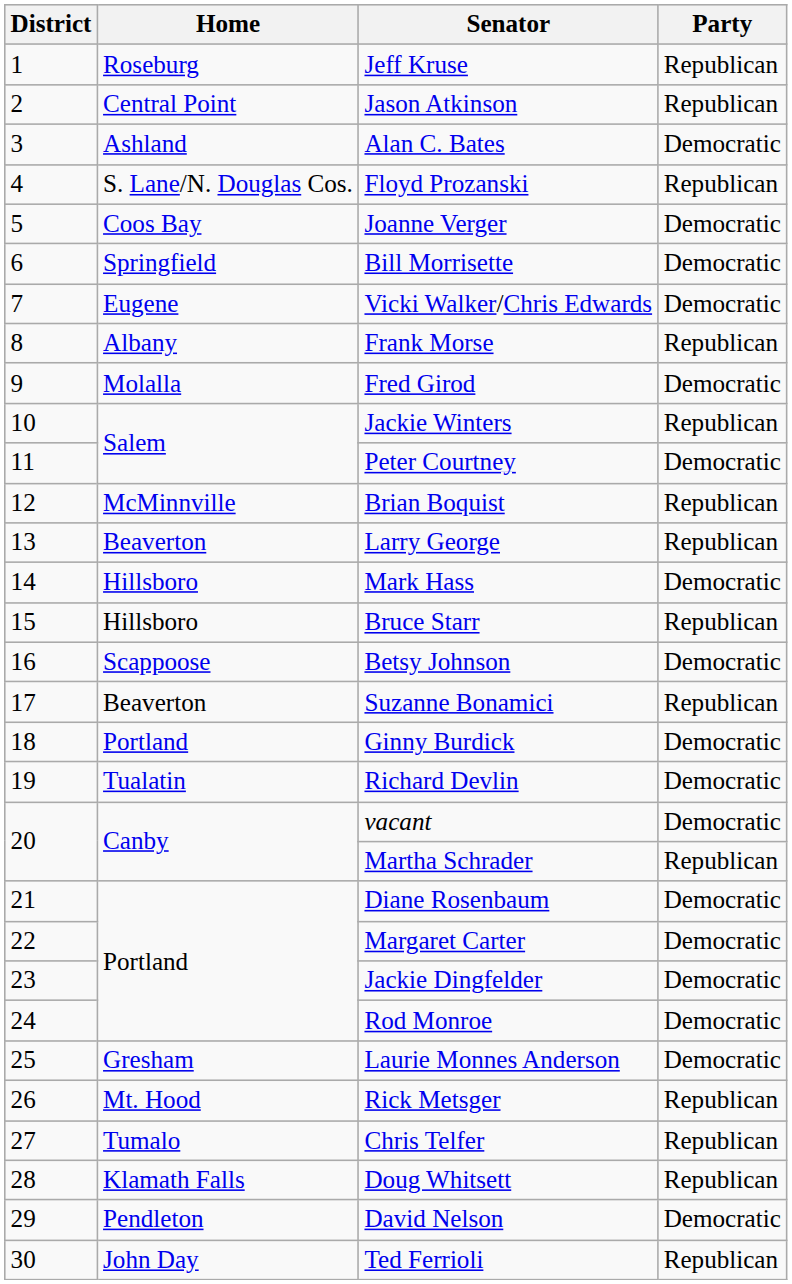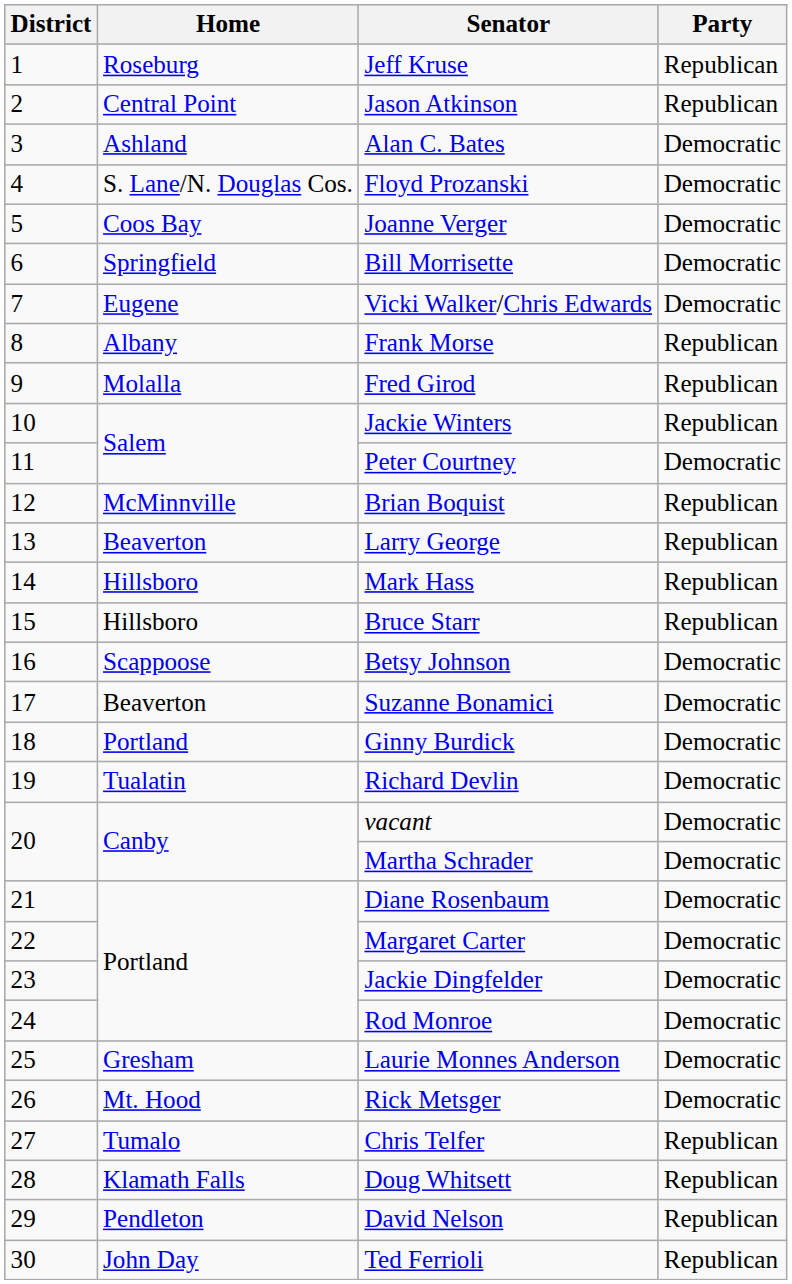(721, 183) Republican -> (722, 183) Democratic
(722, 382) Democratic -> (721, 382) Republican
(722, 582) Democratic -> (721, 582) Republican
(721, 701) Republican -> (722, 701) Democratic
(721, 861) Republican -> (722, 861) Democratic
(721, 1100) Republican -> (722, 1100) Democratic
(722, 1219) Democratic -> (721, 1219) Republican
